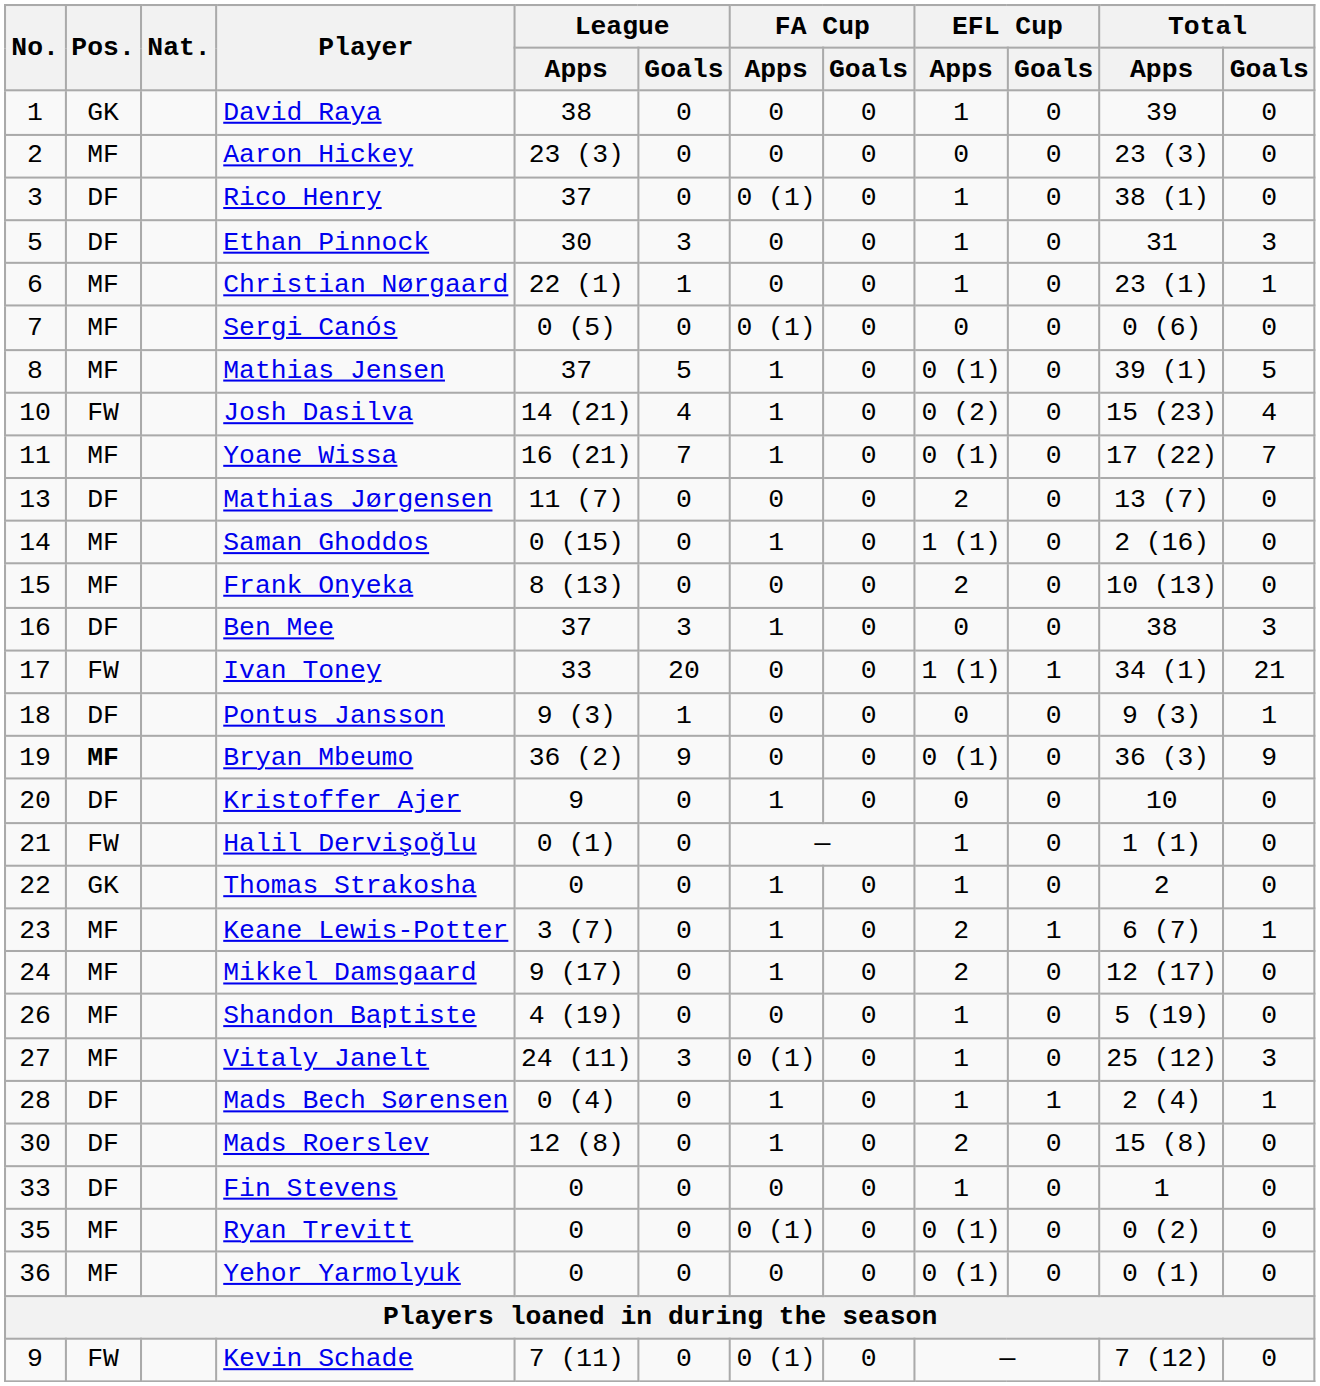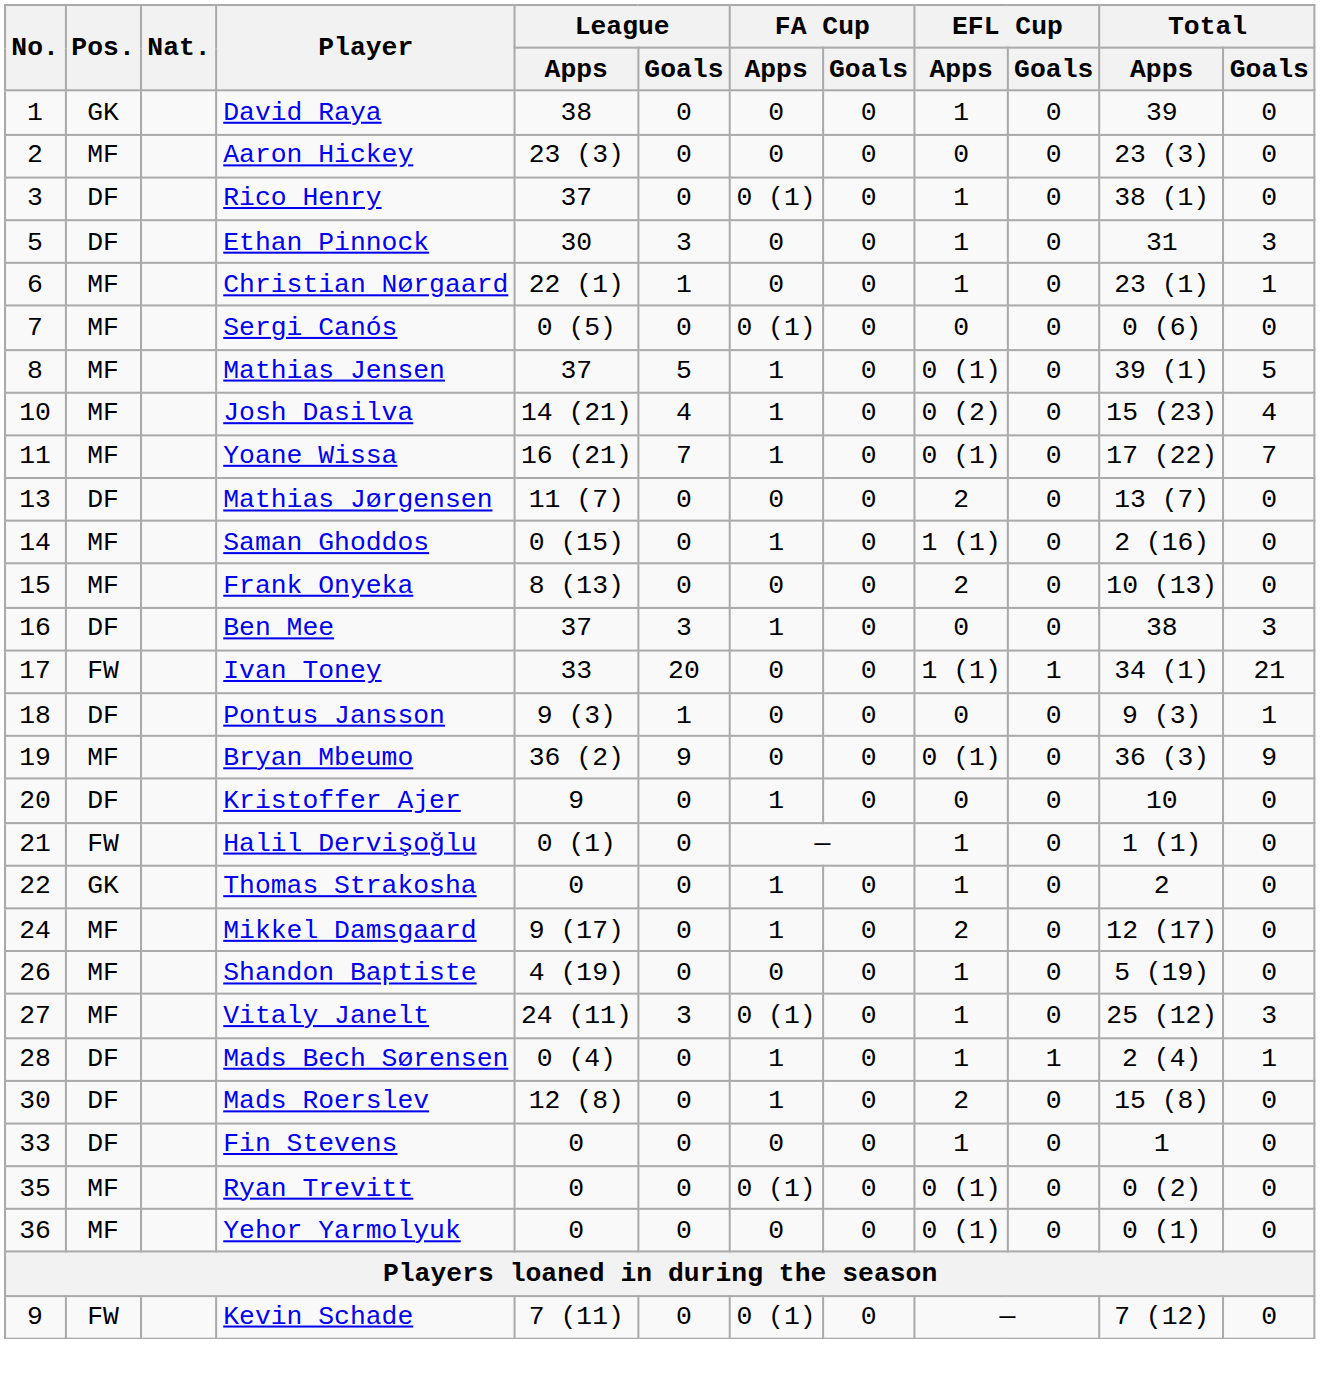(103, 414) FW -> (103, 414) MF
(103, 758) bold -> (103, 758) normal
- row: (366, 930)
